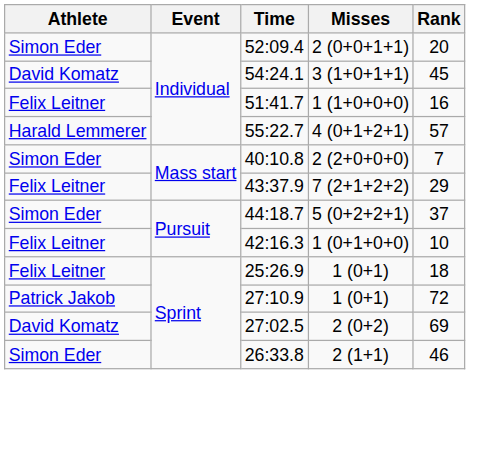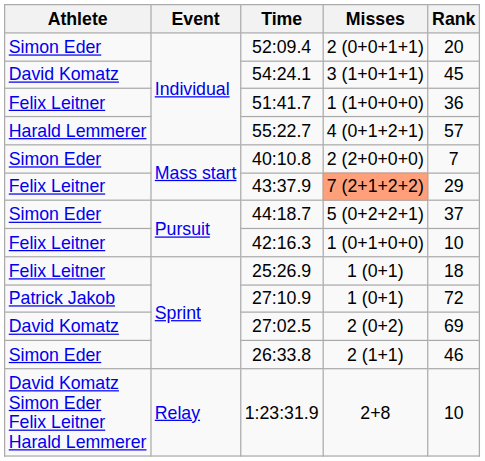(439, 103) 16 -> (454, 103) 36
(361, 187) no background -> (375, 187) lightsalmon background
+ row: (282, 412)
